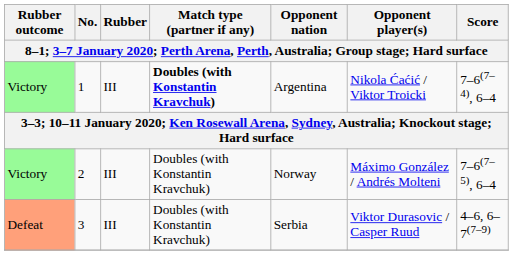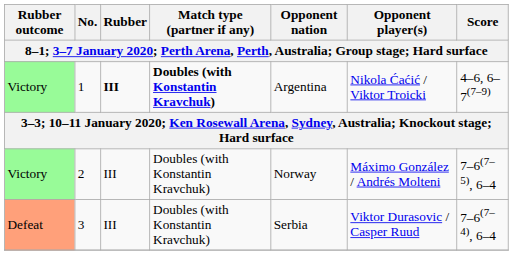(110, 87) normal -> (111, 87) bold
(478, 87) 7–6(7–4), 6–4 -> (480, 87) 4–6, 6–7(7–9)
(480, 224) 4–6, 6–7(7–9) -> (478, 224) 7–6(7–4), 6–4
